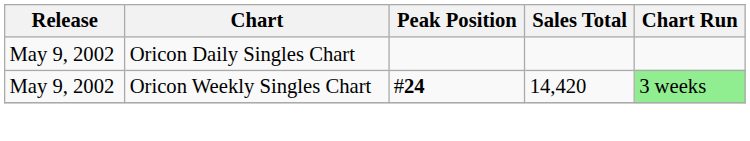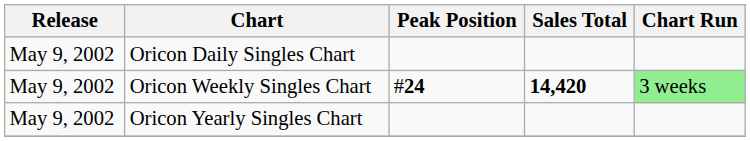(558, 86) normal -> (558, 86) bold
+ row: (246, 119)
